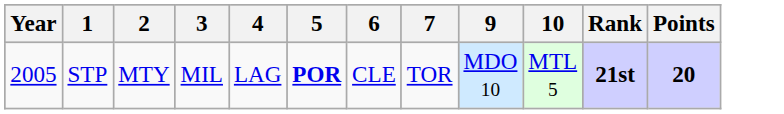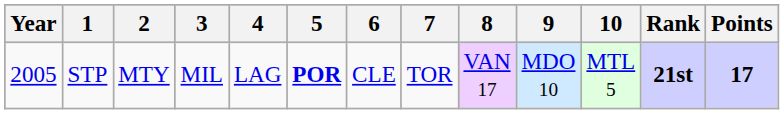+ column: (487, 23)
(684, 74) 20 -> (742, 74) 17
